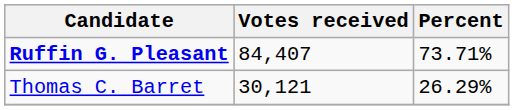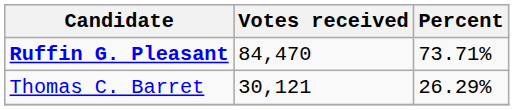(275, 54) 84,407 -> (275, 54) 84,470
